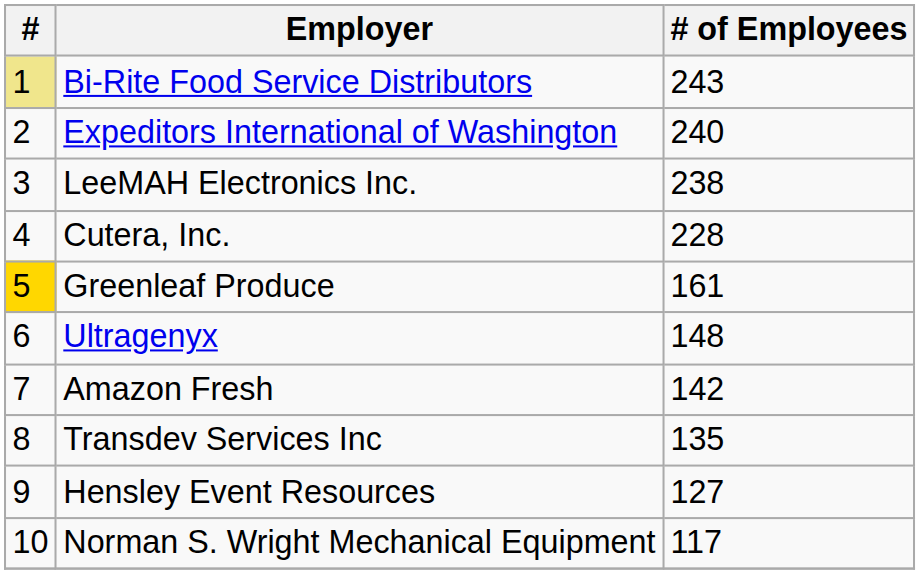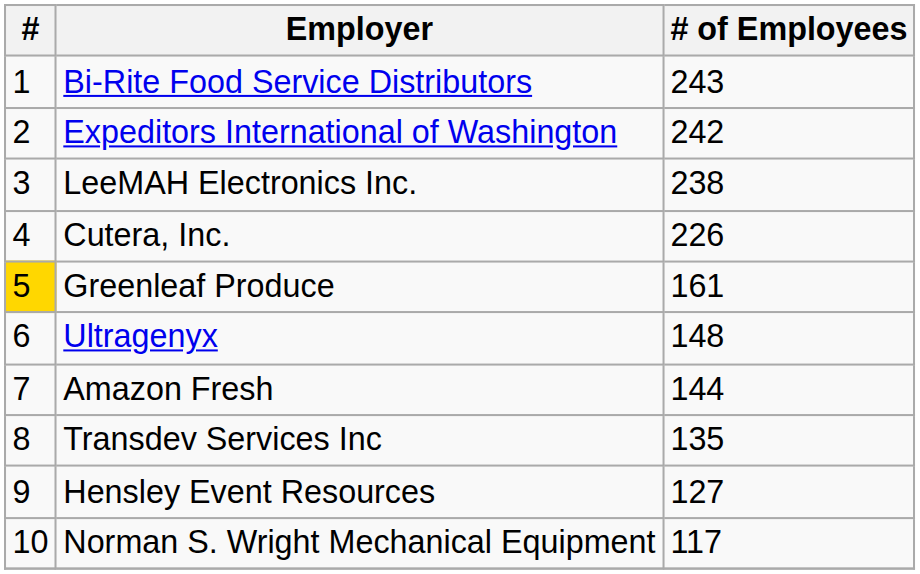(21, 81) khaki background -> (21, 81) no background
(697, 132) 240 -> (697, 132) 242
(697, 235) 228 -> (697, 235) 226
(697, 388) 142 -> (697, 388) 144
